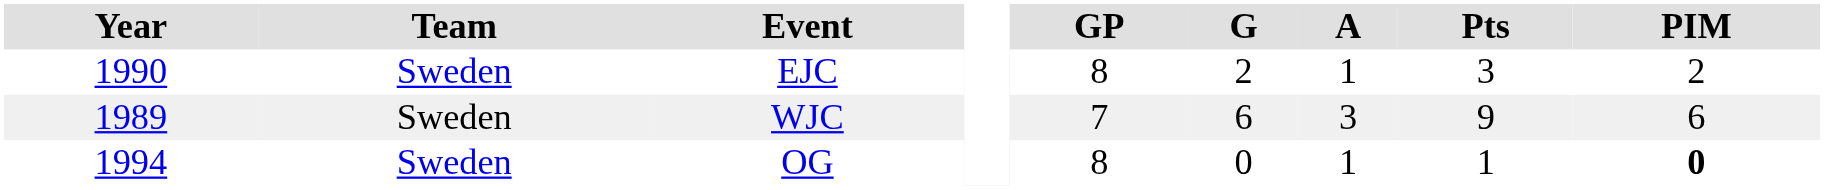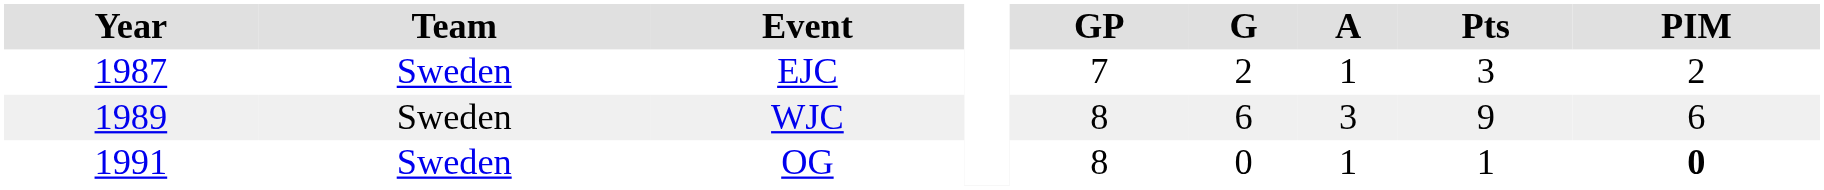(131, 71) 1990 -> (131, 71) 1987
(1099, 71) 8 -> (1099, 71) 7
(1099, 116) 7 -> (1099, 116) 8
(131, 162) 1994 -> (131, 162) 1991
